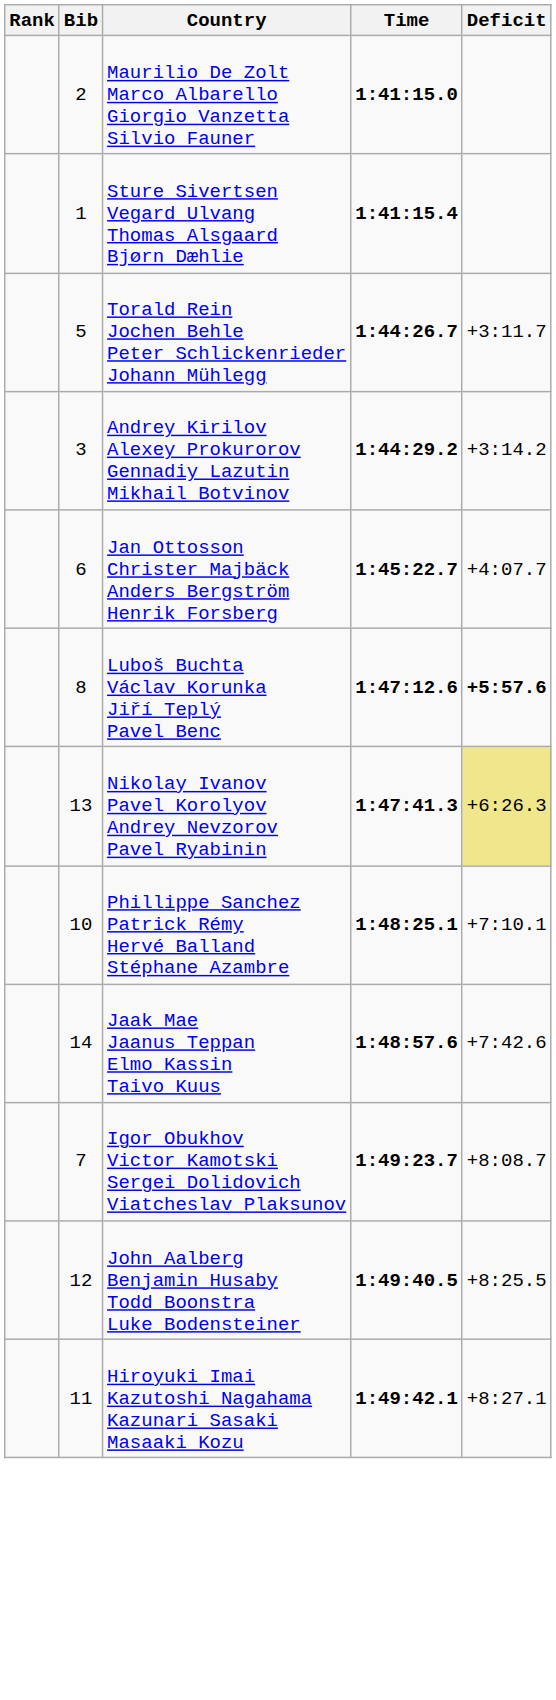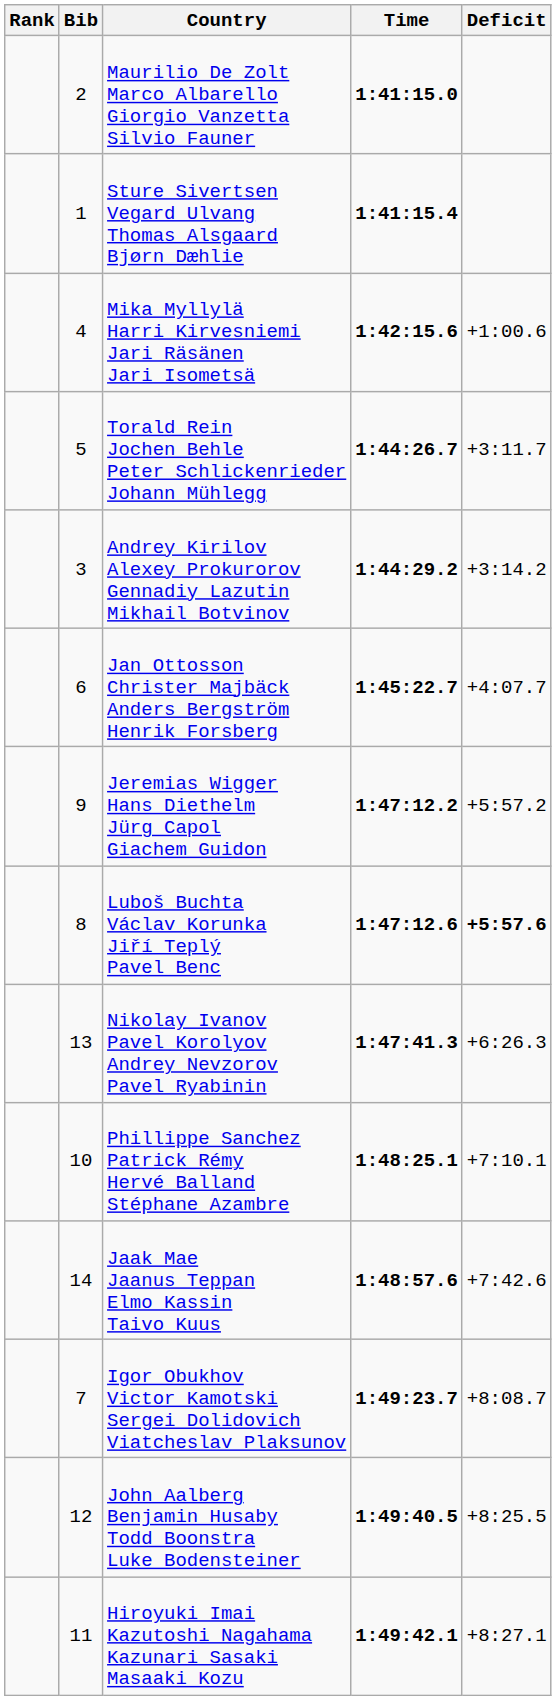+ row: (204, 343)
+ row: (192, 817)
(507, 806) khaki background -> (507, 1043) no background
